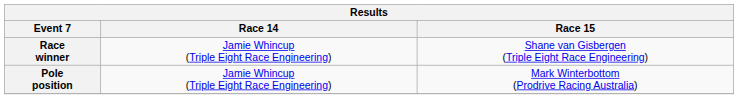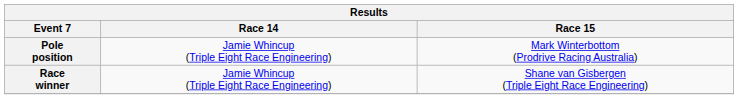rows swapped: (52, 79) <-> (52, 51)
